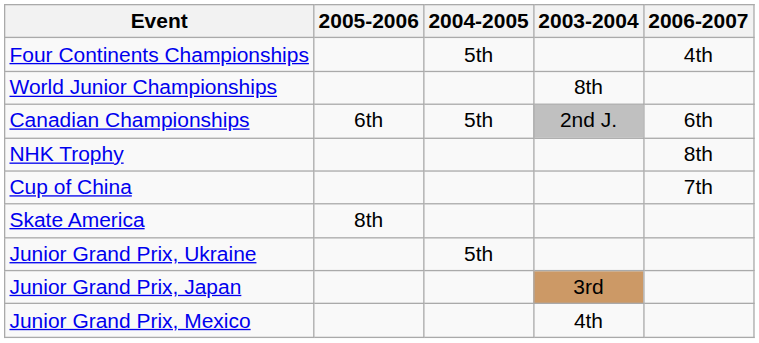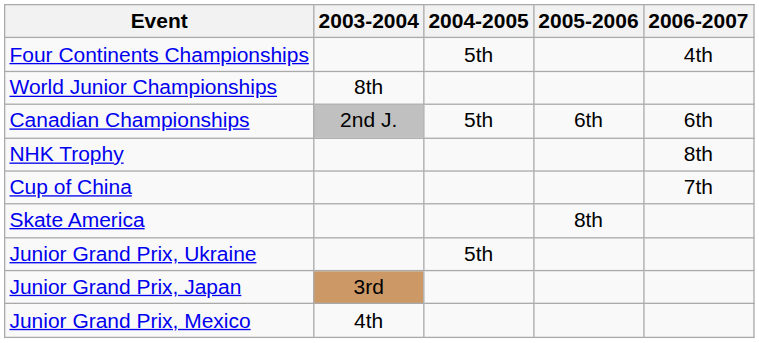columns swapped: (588, 21) <-> (369, 21)
